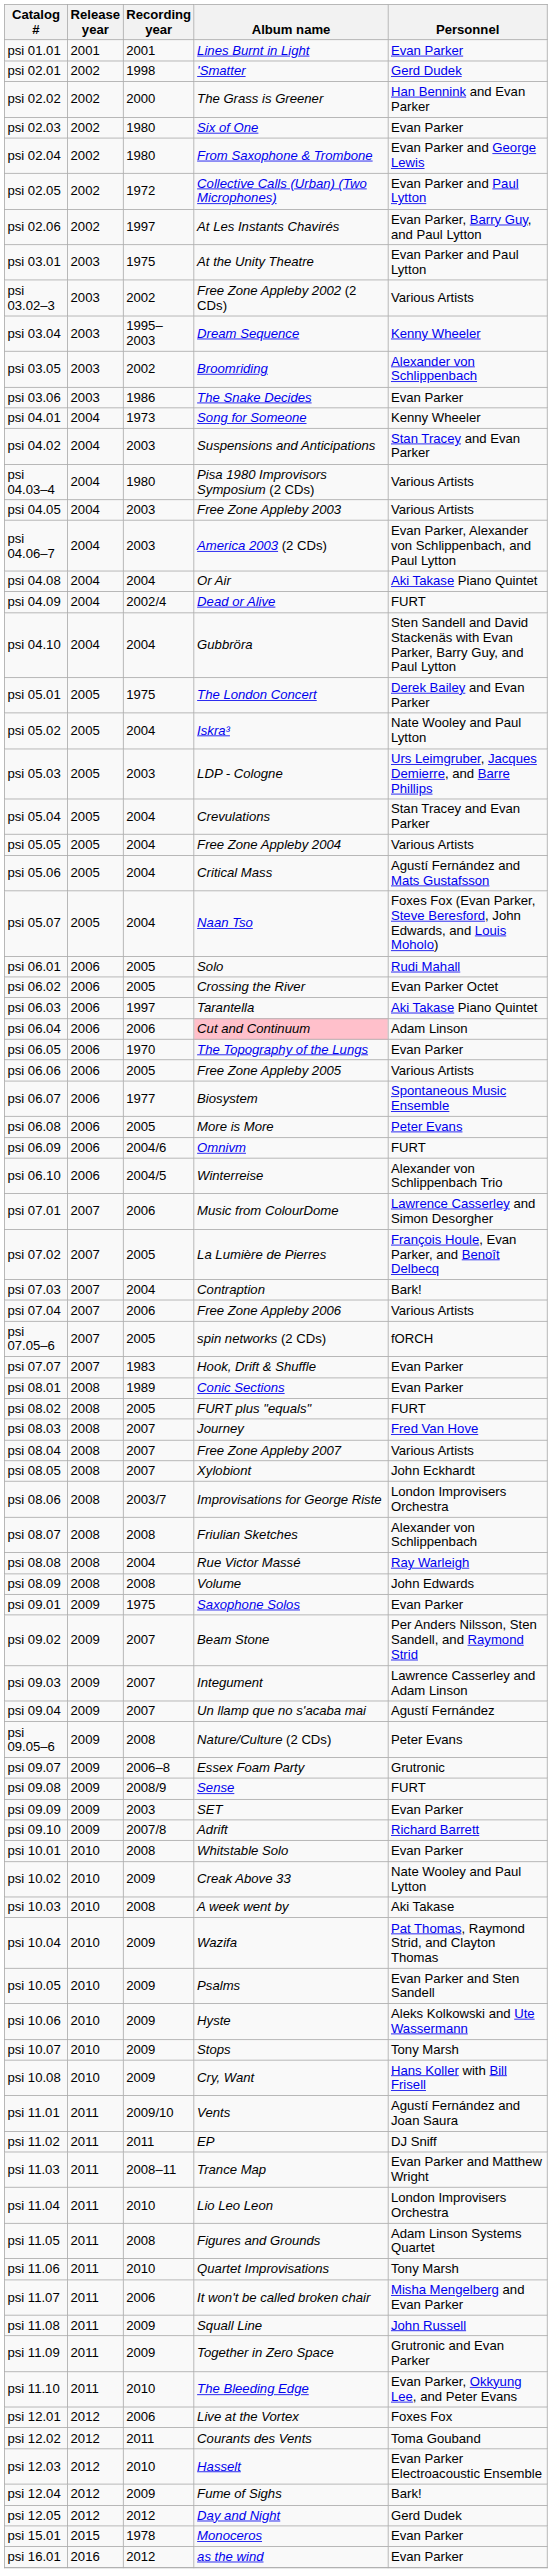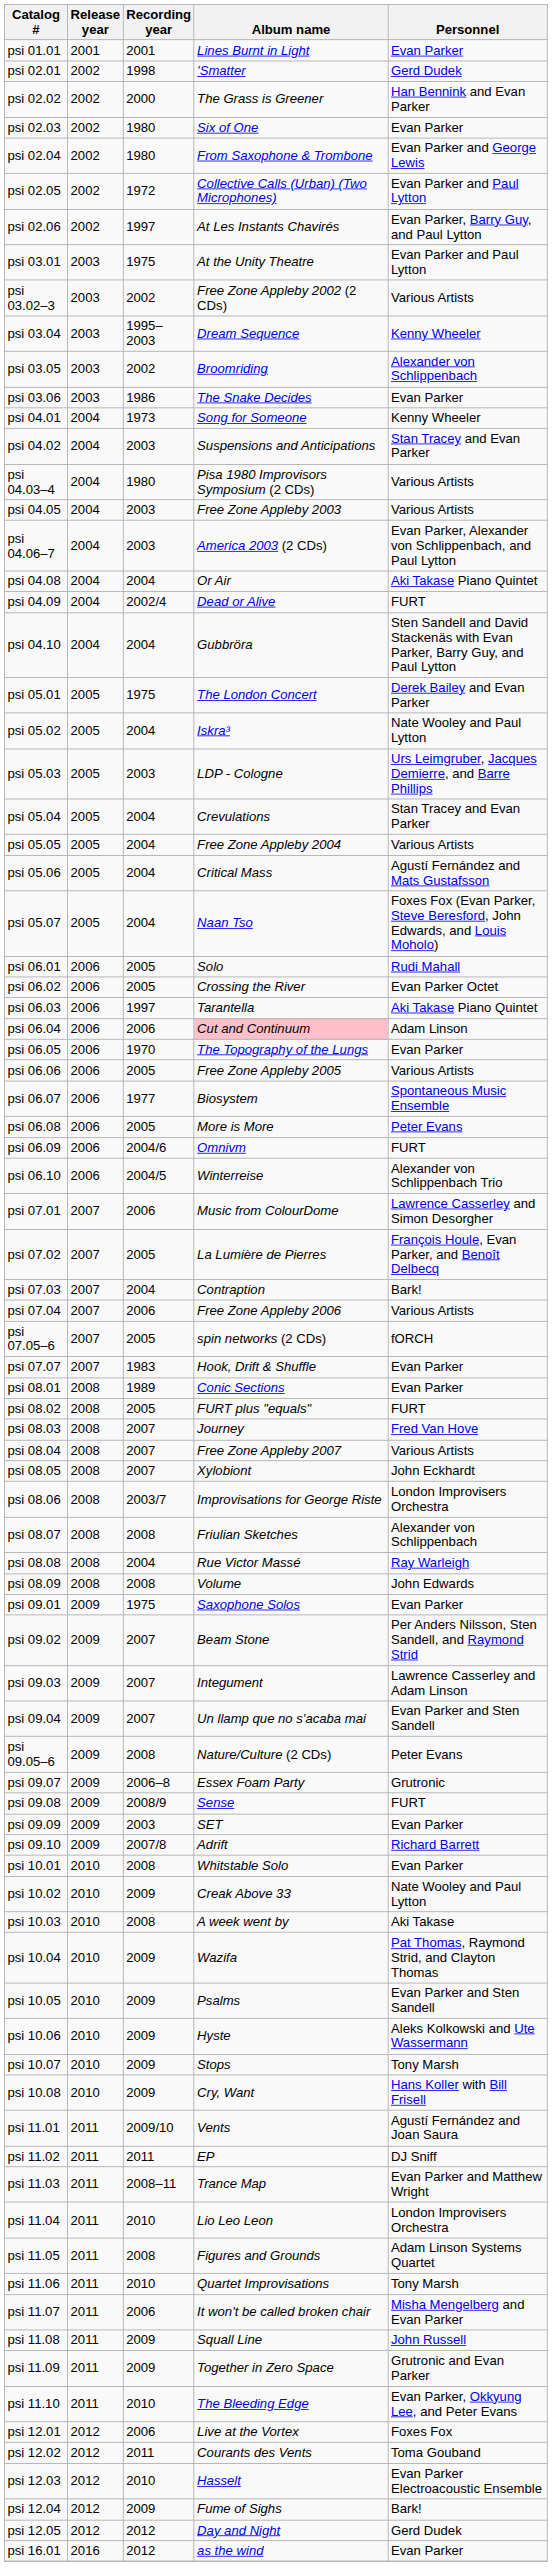(443, 1711) Agustí Fernández -> (455, 1718) Evan Parker and Sten Sandell
- row: (34, 2536)
